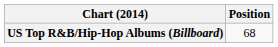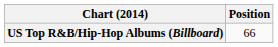(249, 33) 68 -> (249, 33) 66
